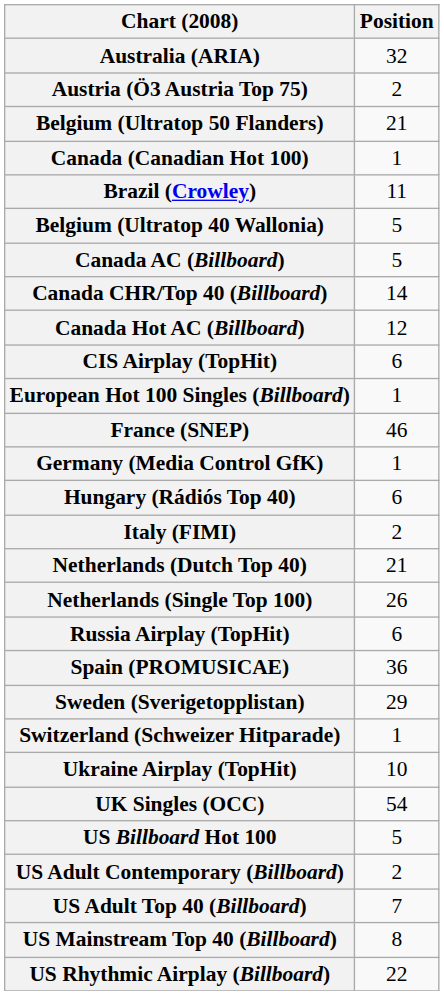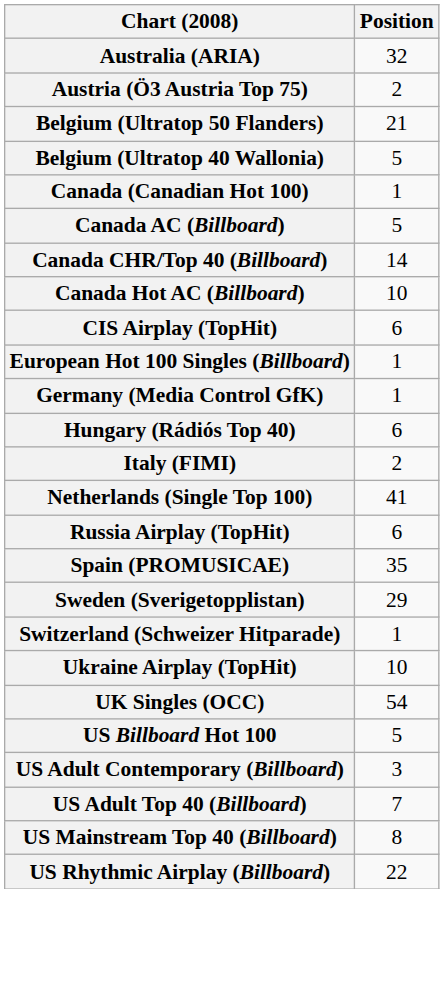rows swapped: (180, 225) <-> (180, 157)
- row: (180, 191)
(397, 327) 12 -> (397, 293) 10
- row: (180, 429)
- row: (180, 565)
(397, 599) 26 -> (397, 497) 41
(397, 667) 36 -> (397, 565) 35
(397, 871) 2 -> (397, 769) 3
